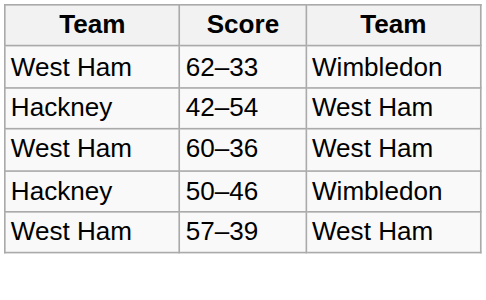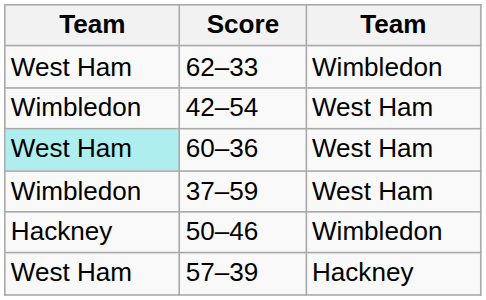(62, 107) Hackney -> (76, 107) Wimbledon
(71, 149) no background -> (71, 149) paleturquoise background
+ row: (222, 190)
(373, 231) West Ham -> (363, 273) Hackney
